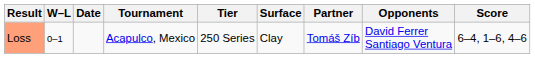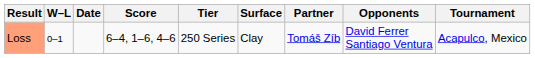columns swapped: (151, 13) <-> (492, 13)
